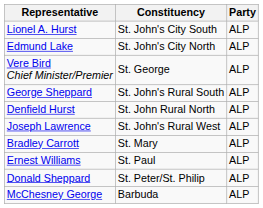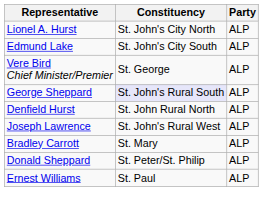(167, 30) St. John's City South -> (166, 30) St. John's City North
(166, 47) St. John's City North -> (167, 47) St. John's City South
(171, 93) no background -> (171, 93) lavender background
rows swapped: (49, 178) <-> (44, 161)
- row: (54, 195)
